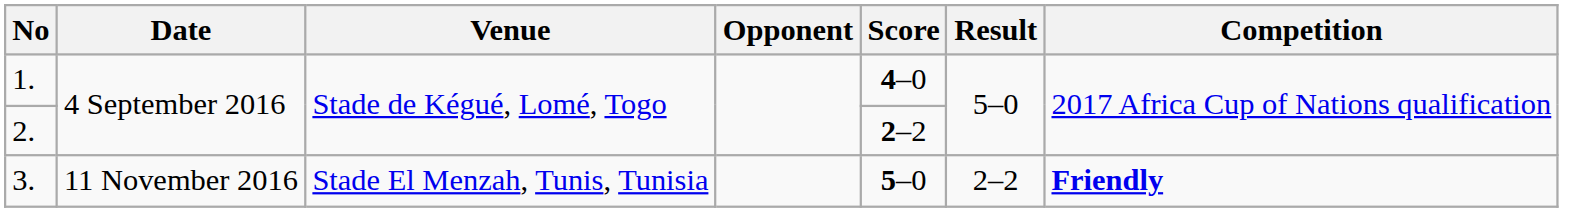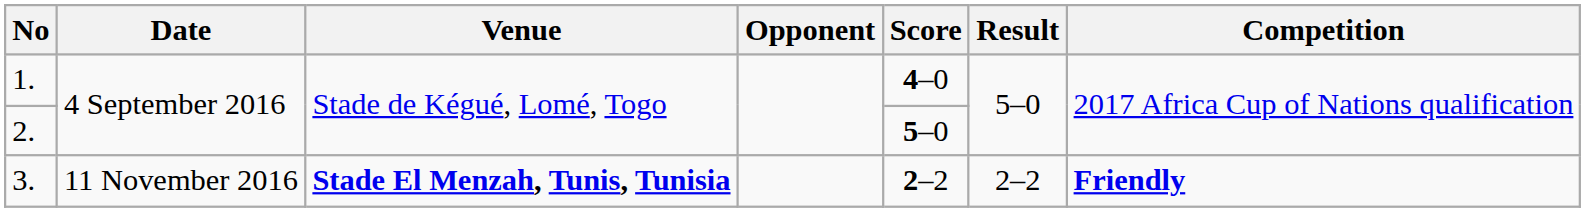(904, 129) 2–2 -> (926, 129) 5–0
(510, 180) normal -> (521, 180) bold
(904, 180) 5–0 -> (926, 180) 2–2
